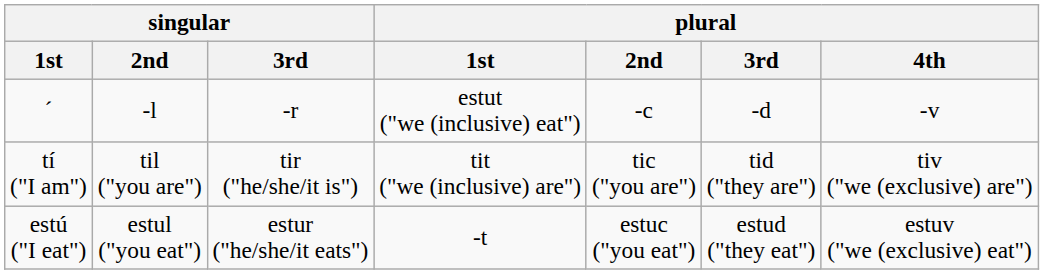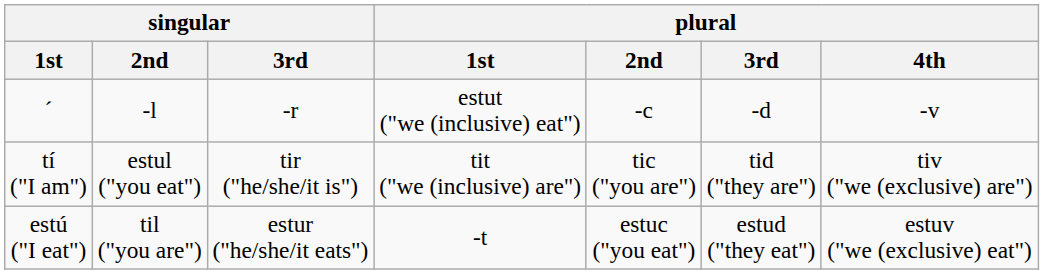(150, 173) til ("you are") -> (150, 173) estul ("you eat")
(150, 236) estul ("you eat") -> (150, 236) til ("you are")
